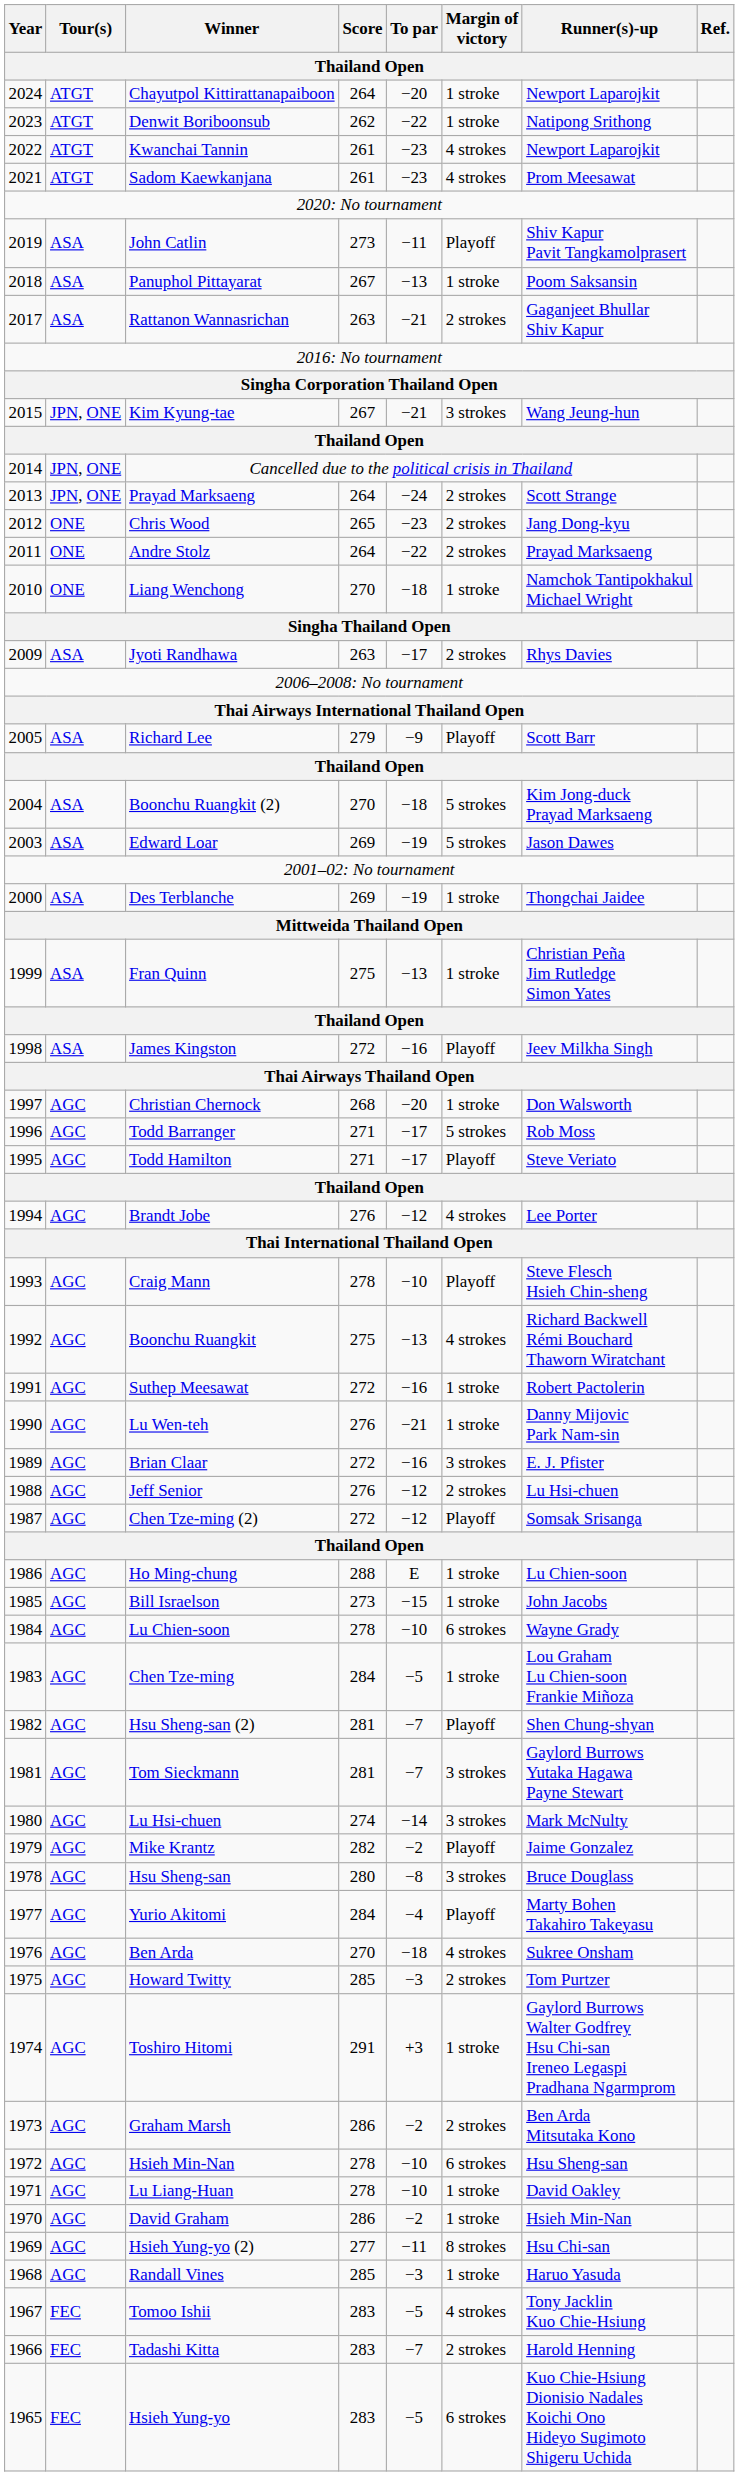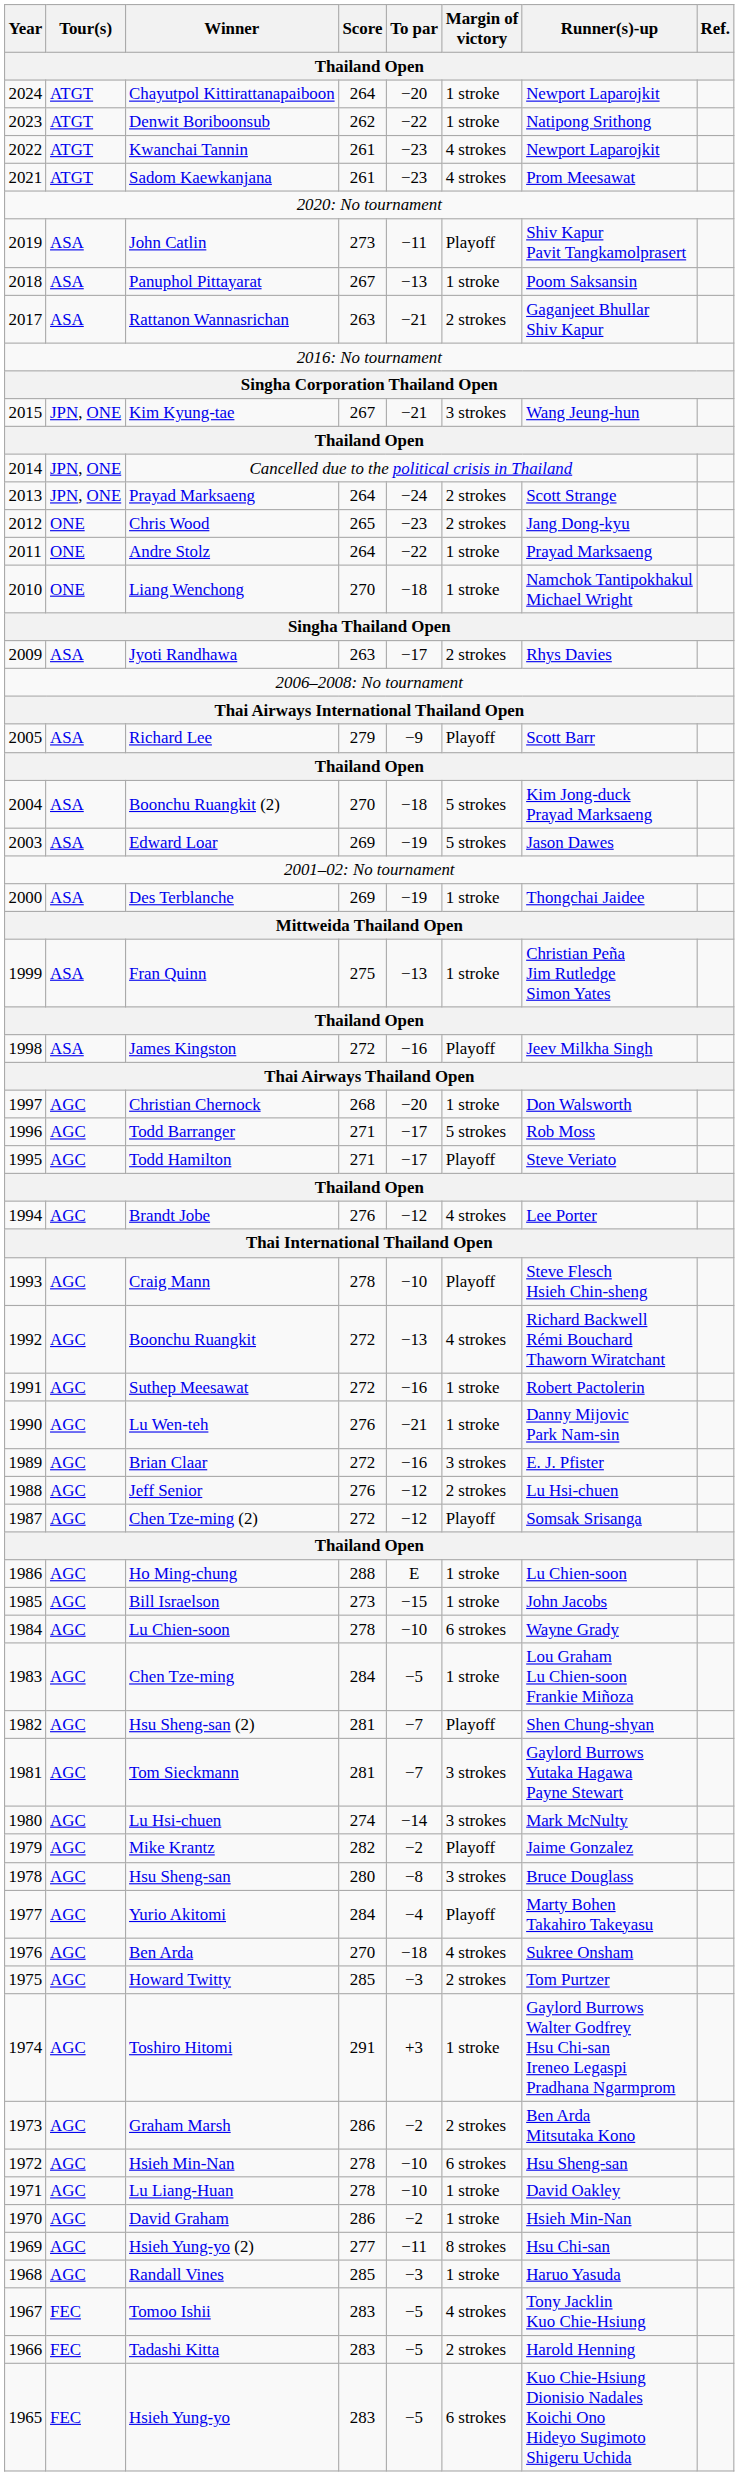(476, 551) 2 strokes -> (473, 551) 1 stroke
(362, 1339) 275 -> (362, 1339) 272
(414, 2349) −7 -> (414, 2349) −5
